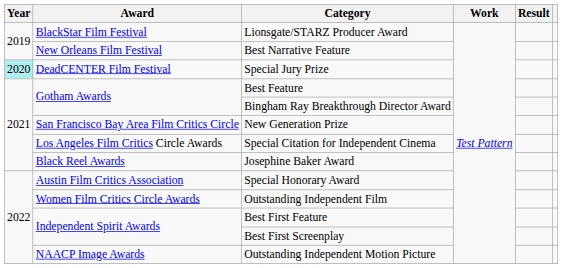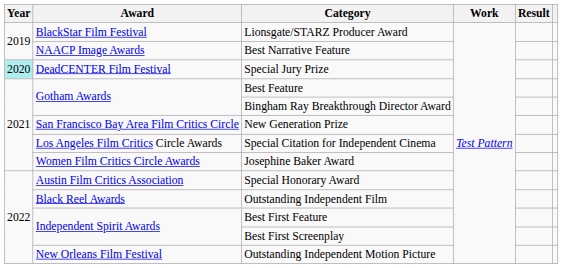(99, 50) New Orleans Film Festival -> (90, 50) NAACP Image Awards
(80, 161) Black Reel Awards -> (118, 161) Women Film Critics Circle Awards
(118, 198) Women Film Critics Circle Awards -> (80, 198) Black Reel Awards
(90, 254) NAACP Image Awards -> (99, 254) New Orleans Film Festival
